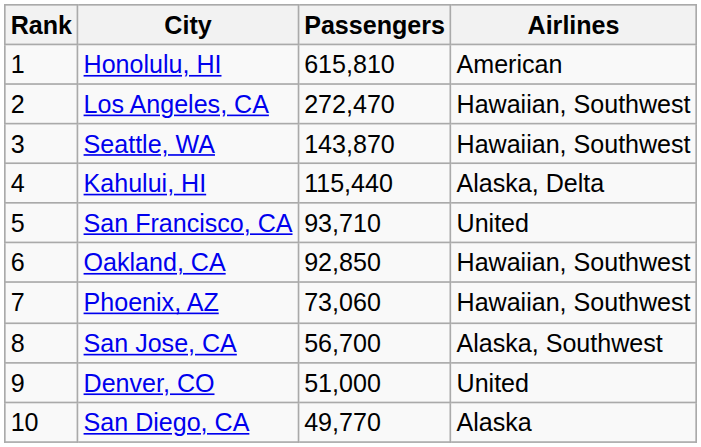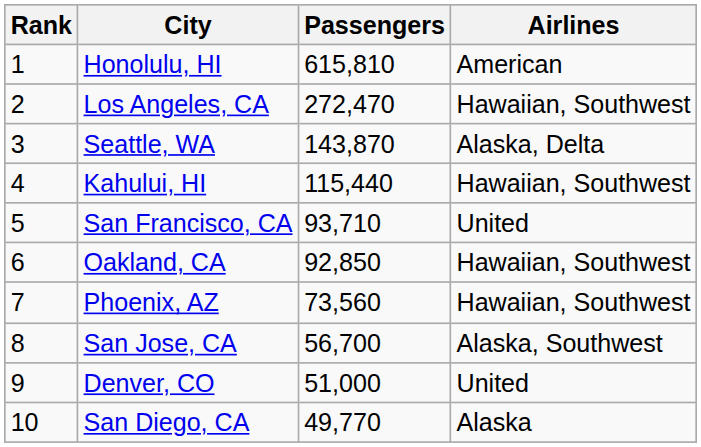(574, 144) Hawaiian, Southwest -> (530, 144) Alaska, Delta
(530, 184) Alaska, Delta -> (574, 184) Hawaiian, Southwest
(342, 303) 73,060 -> (342, 303) 73,560
